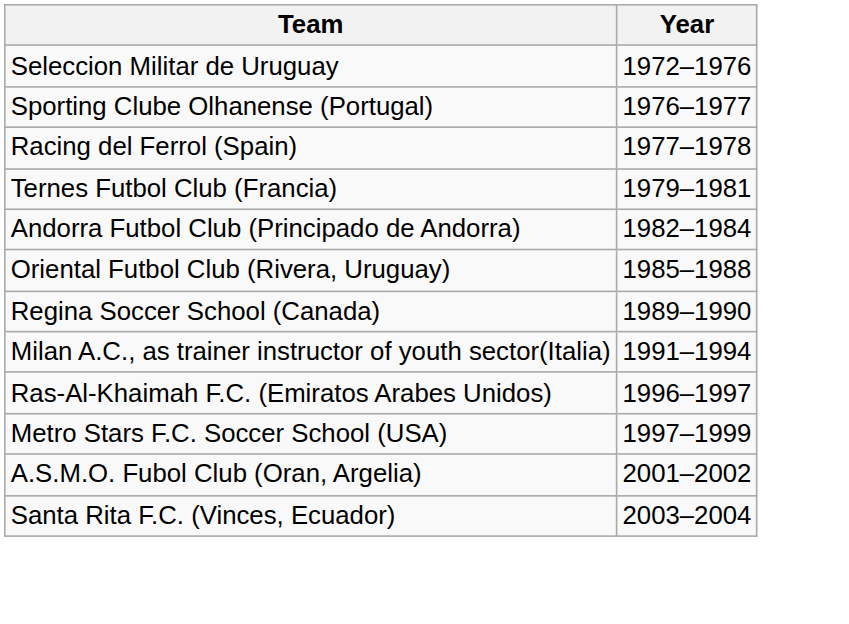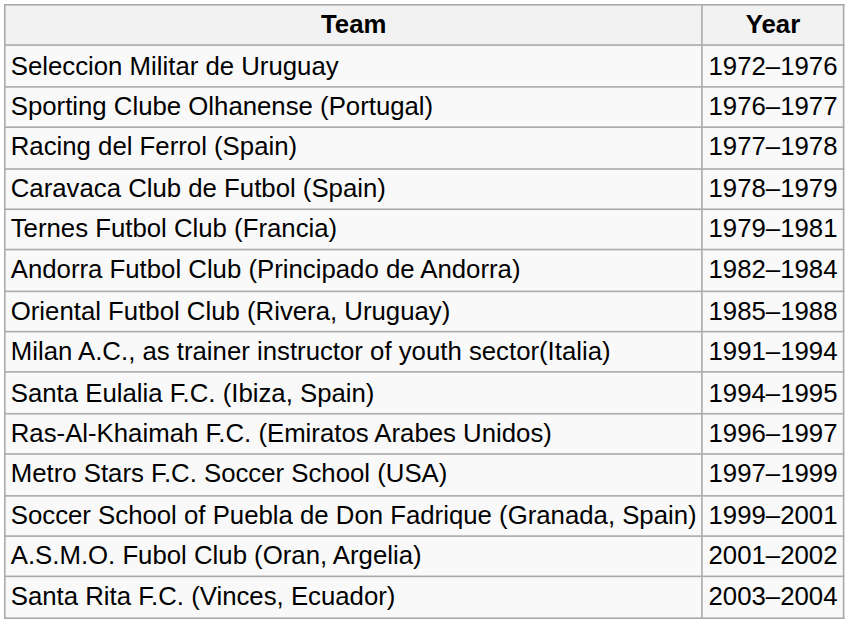+ row: (198, 188)
- row: (195, 310)
+ row: (193, 392)
+ row: (354, 515)
